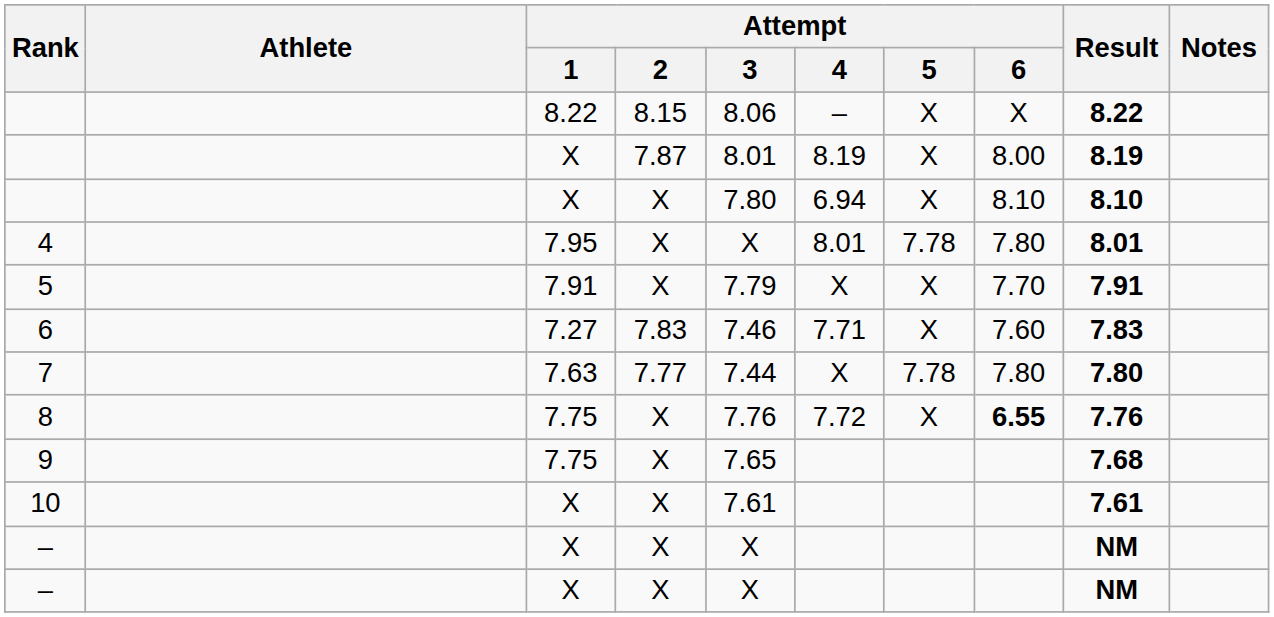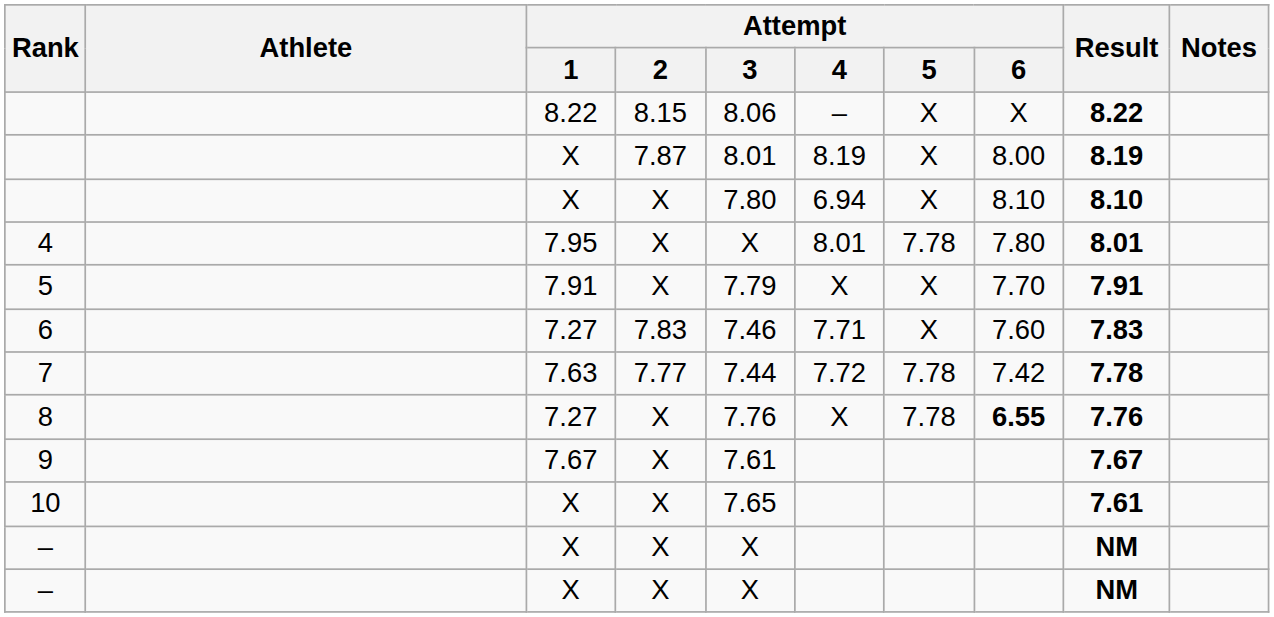(839, 373) X -> (839, 373) 7.72
(1019, 373) 7.80 -> (1019, 373) 7.42
(1117, 373) 7.80 -> (1117, 373) 7.78
(571, 416) 7.75 -> (571, 416) 7.27
(839, 416) 7.72 -> (839, 416) X
(929, 416) X -> (929, 416) 7.78
(571, 460) 7.75 -> (571, 460) 7.67
(750, 460) 7.65 -> (750, 460) 7.61
(1117, 460) 7.68 -> (1117, 460) 7.67
(750, 503) 7.61 -> (750, 503) 7.65
